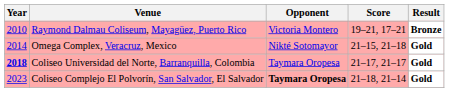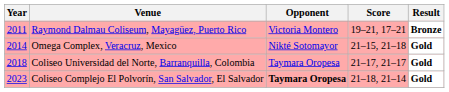(17, 29) 2010 -> (17, 29) 2011
(17, 63) bold -> (17, 63) normal
